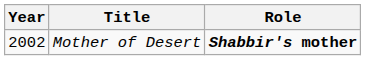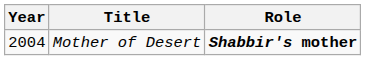(27, 42) 2002 -> (27, 42) 2004
